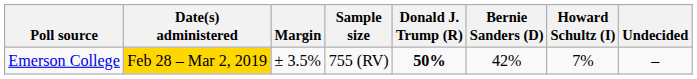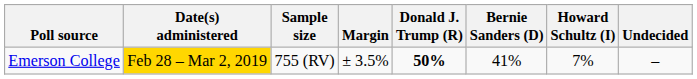columns swapped: (359, 26) <-> (298, 35)
(507, 60) 42% -> (507, 60) 41%
